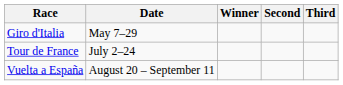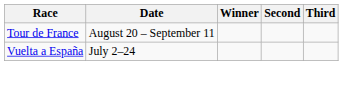- row: (36, 32)
(112, 51) July 2–24 -> (152, 32) August 20 – September 11
(152, 70) August 20 – September 11 -> (112, 51) July 2–24
